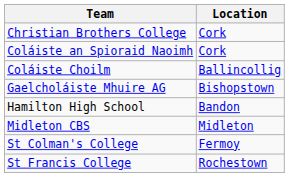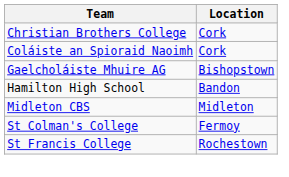- row: (59, 70)
